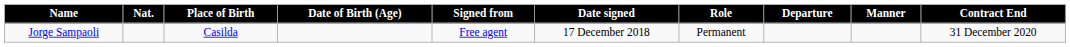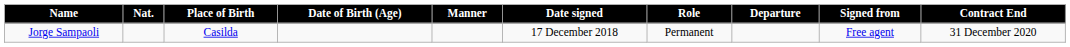columns swapped: (483, 13) <-> (886, 13)
